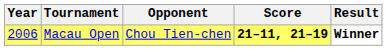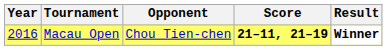(23, 35) 2006 -> (23, 35) 2016
